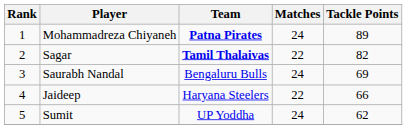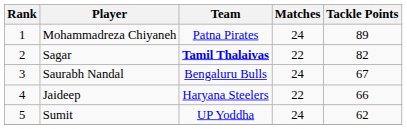(226, 34) bold -> (226, 34) normal
(362, 74) 69 -> (362, 74) 67
